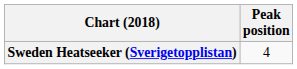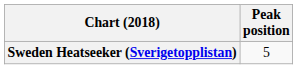(266, 52) 4 -> (266, 52) 5
